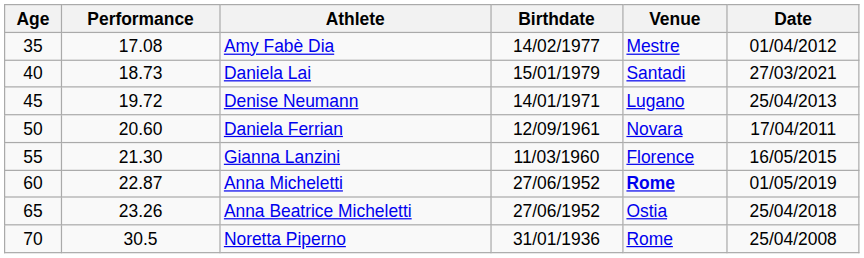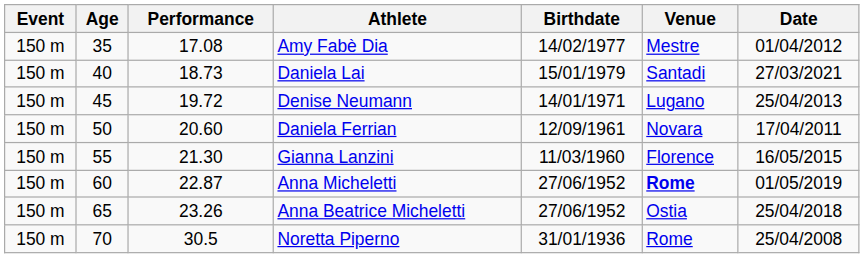+ column: (40, 19)
